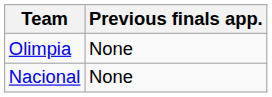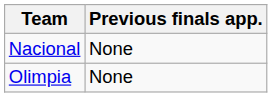rows swapped: (40, 48) <-> (45, 77)
